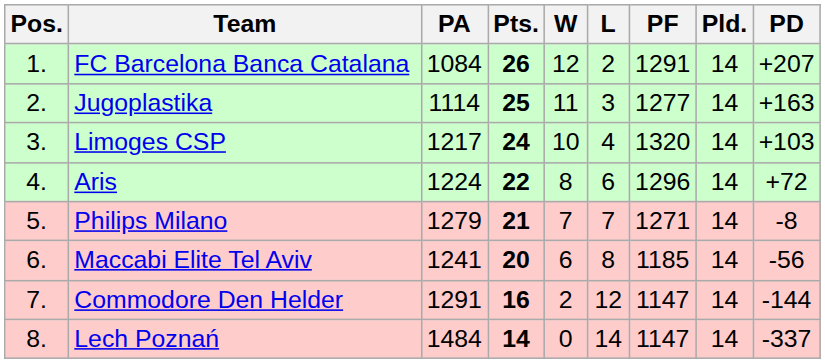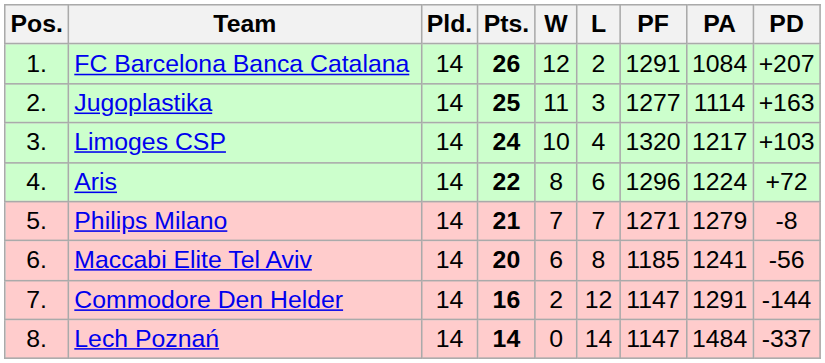columns swapped: (724, 24) <-> (454, 24)
